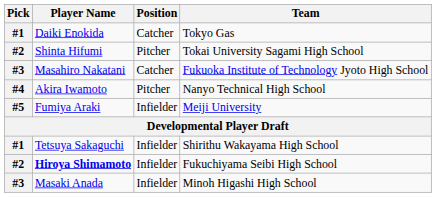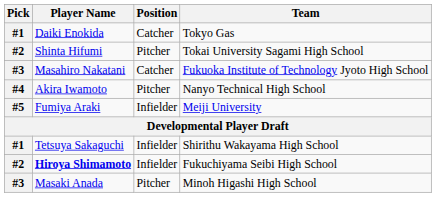(157, 182) Infielder -> (153, 182) Pitcher
